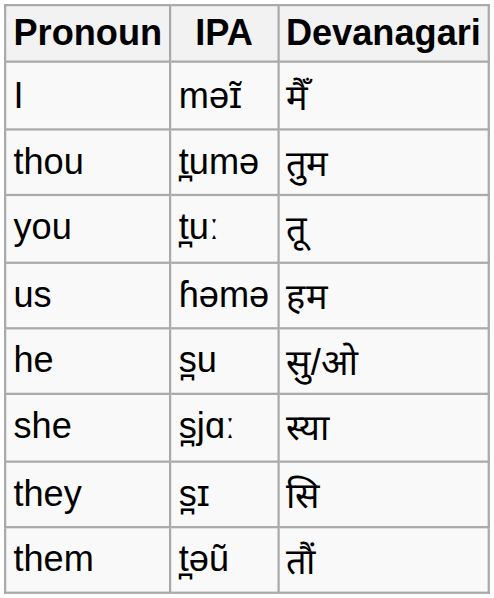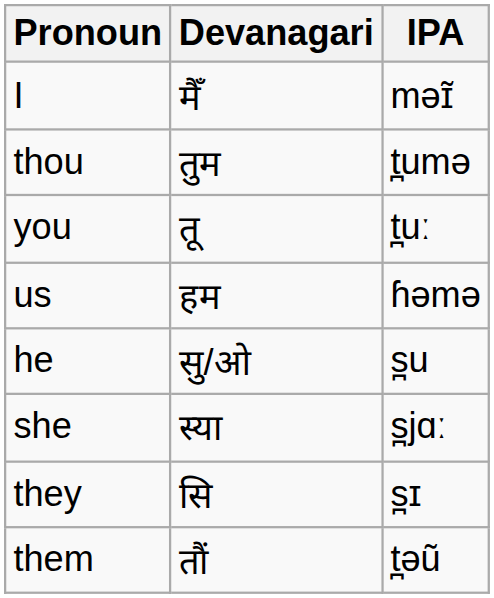columns swapped: (383, 33) <-> (224, 33)
